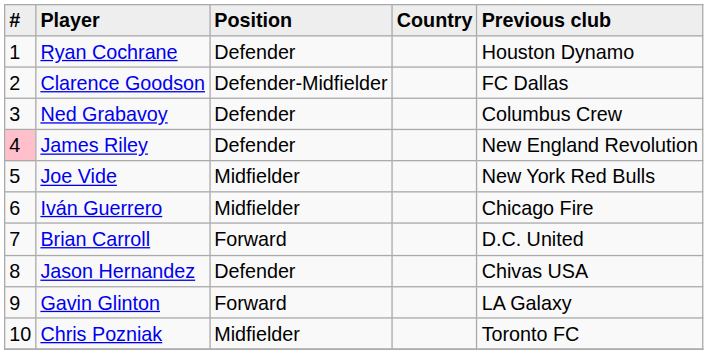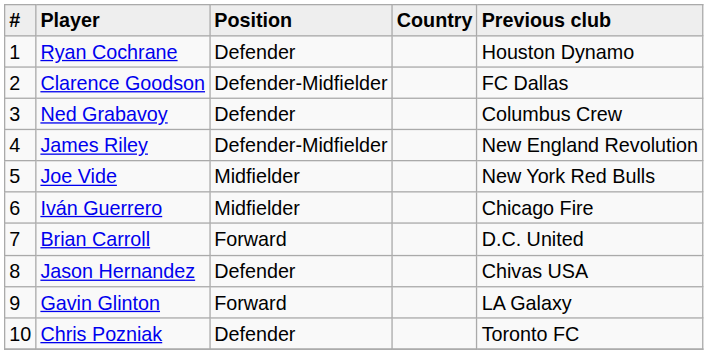(15, 146) pink background -> (15, 146) no background
(255, 146) Defender -> (301, 146) Defender-Midfielder
(257, 333) Midfielder -> (255, 333) Defender
